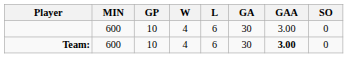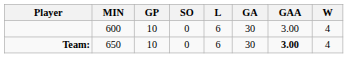columns swapped: (185, 12) <-> (326, 12)
(113, 45) 600 -> (113, 45) 650
